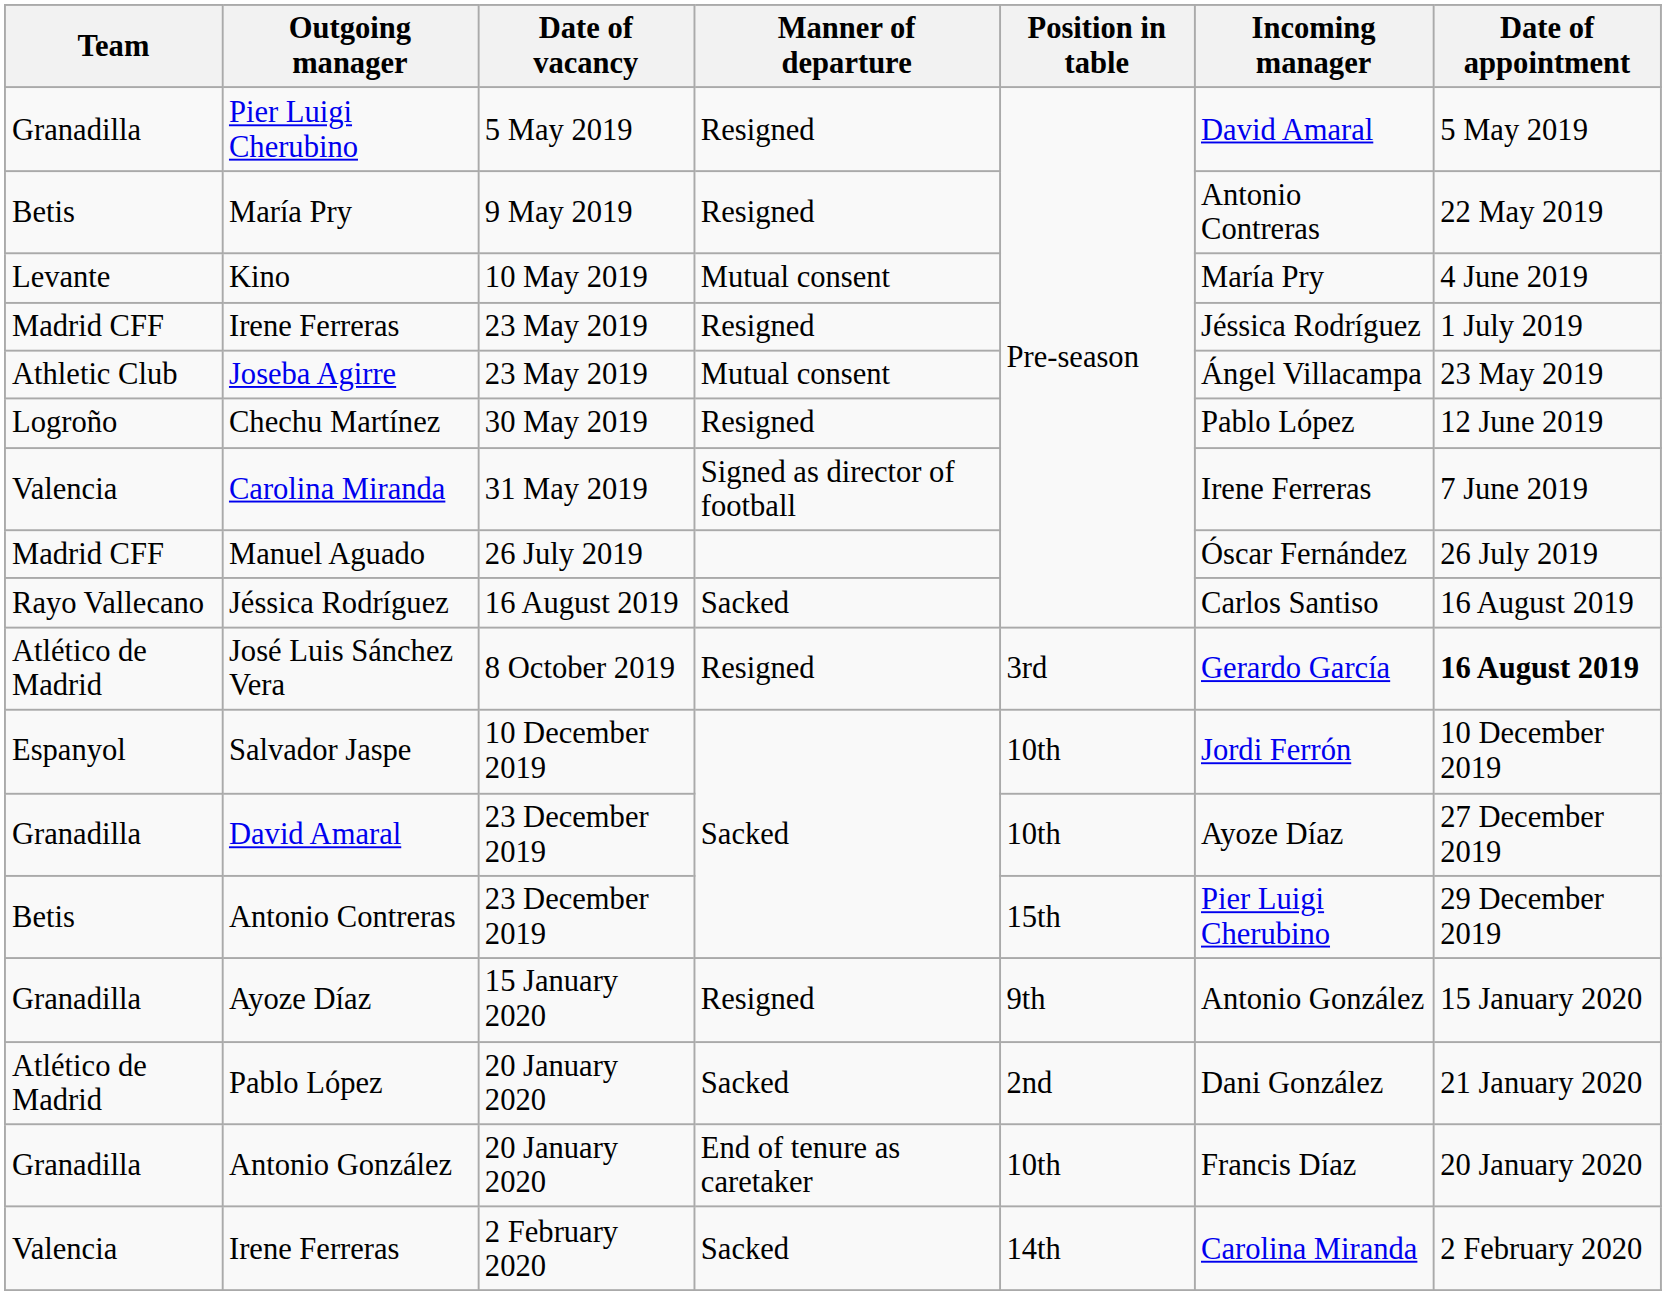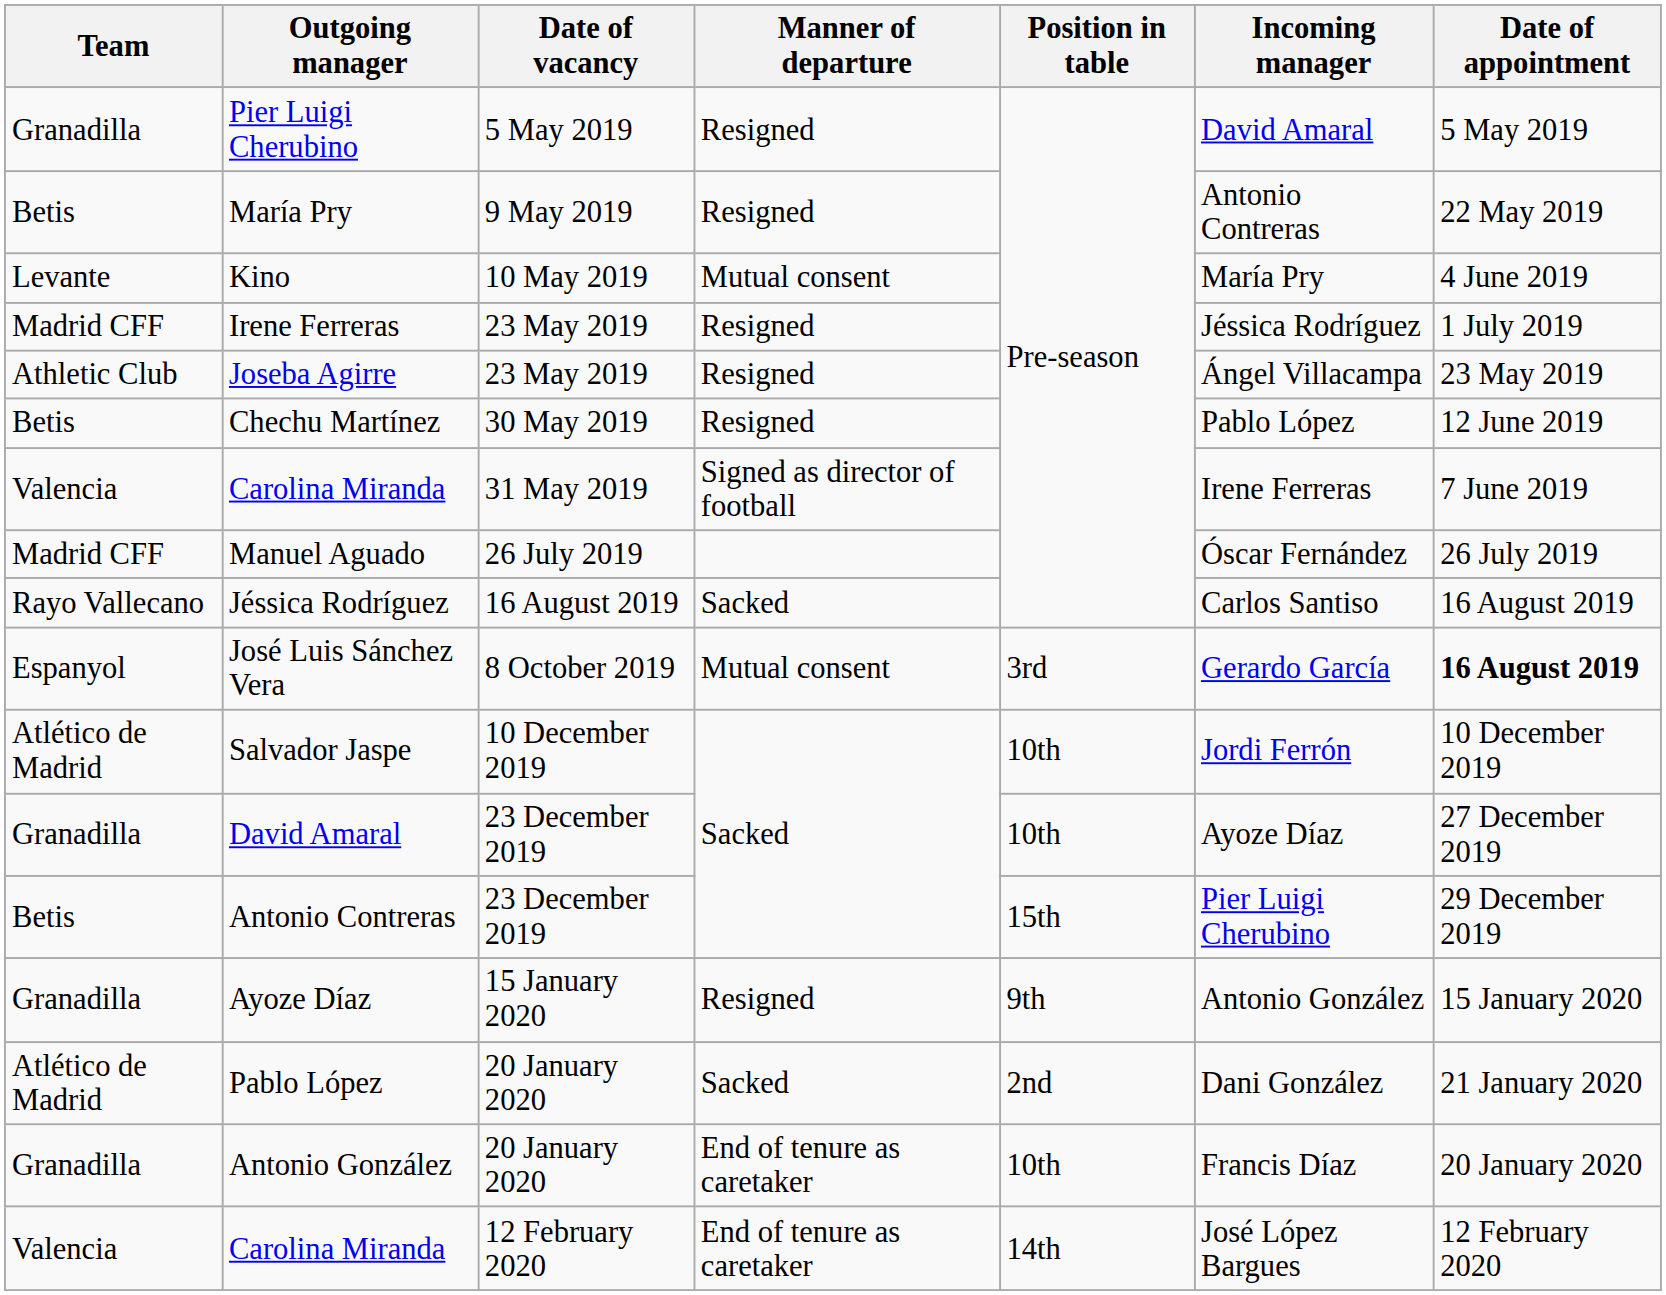(795, 374) Mutual consent -> (758, 374) Resigned
(65, 422) Logroño -> (43, 422) Betis
(79, 668) Atlético de Madrid -> (69, 668) Espanyol
(758, 668) Resigned -> (795, 668) Mutual consent
(69, 750) Espanyol -> (79, 750) Atlético de Madrid
- row: (314, 1248)
+ row: (337, 1248)
